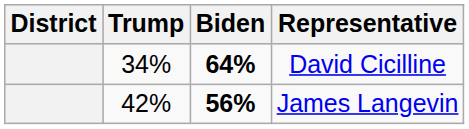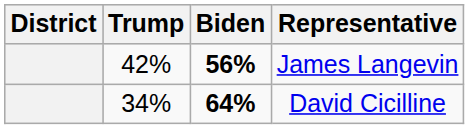rows swapped: (368, 63) <-> (368, 103)
